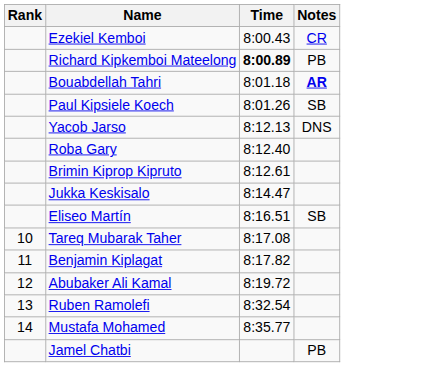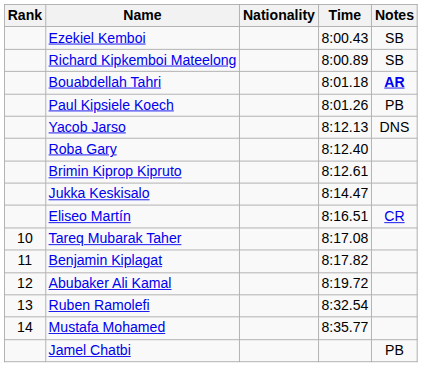+ column: (279, 15)
(317, 37) CR -> (394, 37) SB
(267, 60) bold -> (345, 60) normal
(317, 60) PB -> (394, 60) SB
(317, 104) SB -> (394, 104) PB
(317, 216) SB -> (394, 216) CR
